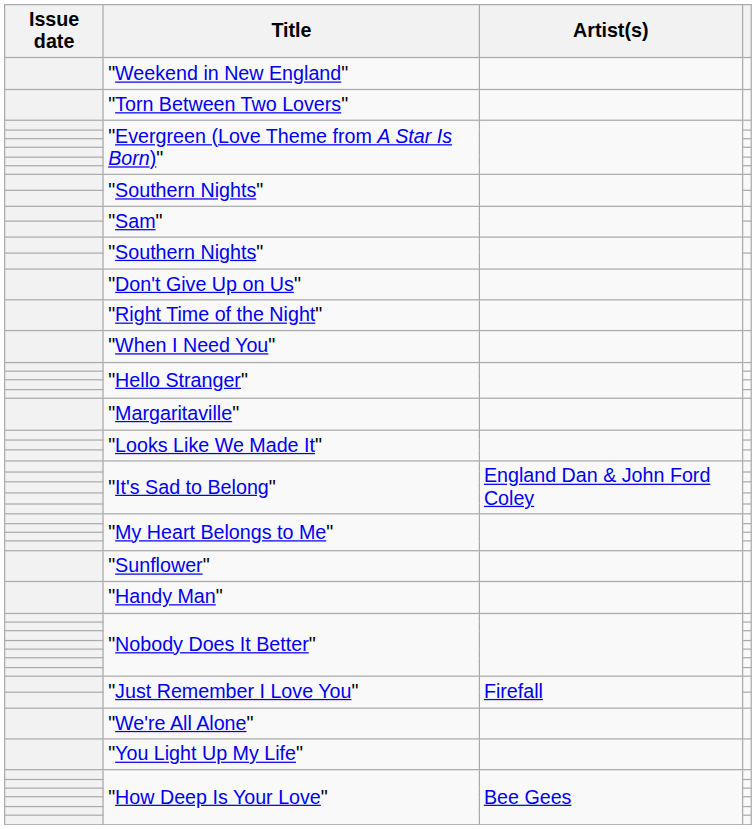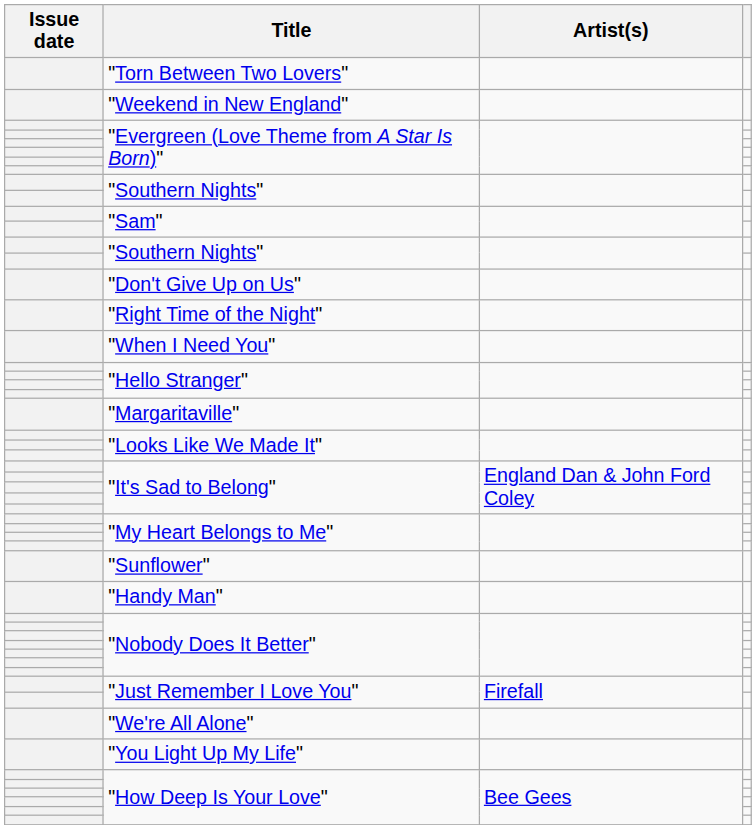rows swapped: (228, 104) <-> (228, 73)
